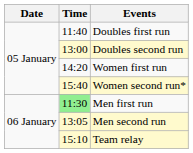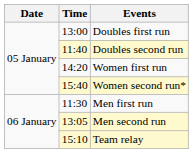(74, 31) 11:40 -> (75, 31) 13:00
(75, 49) 13:00 -> (74, 49) 11:40
(74, 103) lightgreen background -> (74, 103) no background
